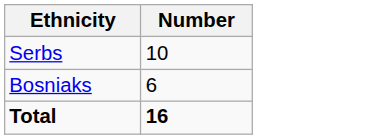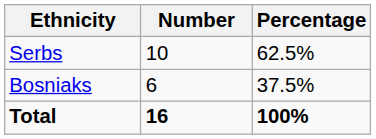+ column: (311, 20)
